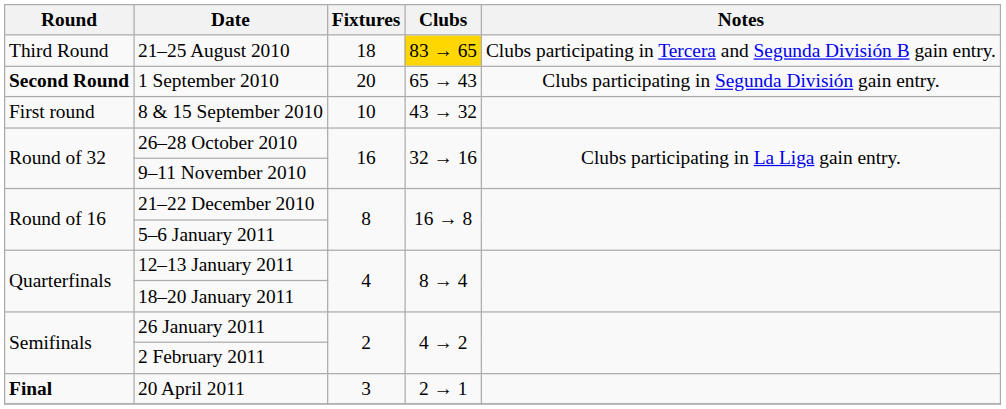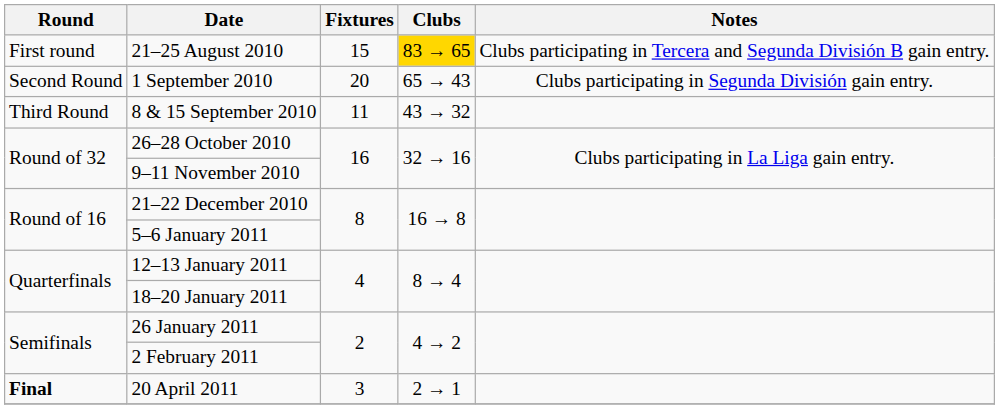(59, 50) Third Round -> (52, 50) First round
(366, 50) 18 -> (360, 50) 15
(69, 81) bold -> (66, 81) normal
(52, 111) First round -> (59, 111) Third Round
(366, 111) 10 -> (360, 111) 11
